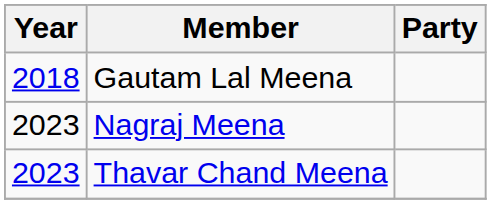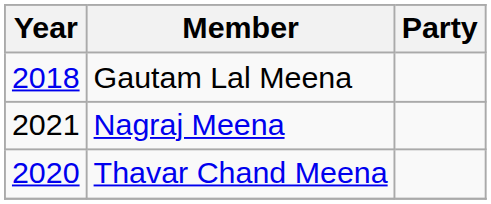(46, 125) 2023 -> (46, 125) 2021
(46, 173) 2023 -> (46, 173) 2020
